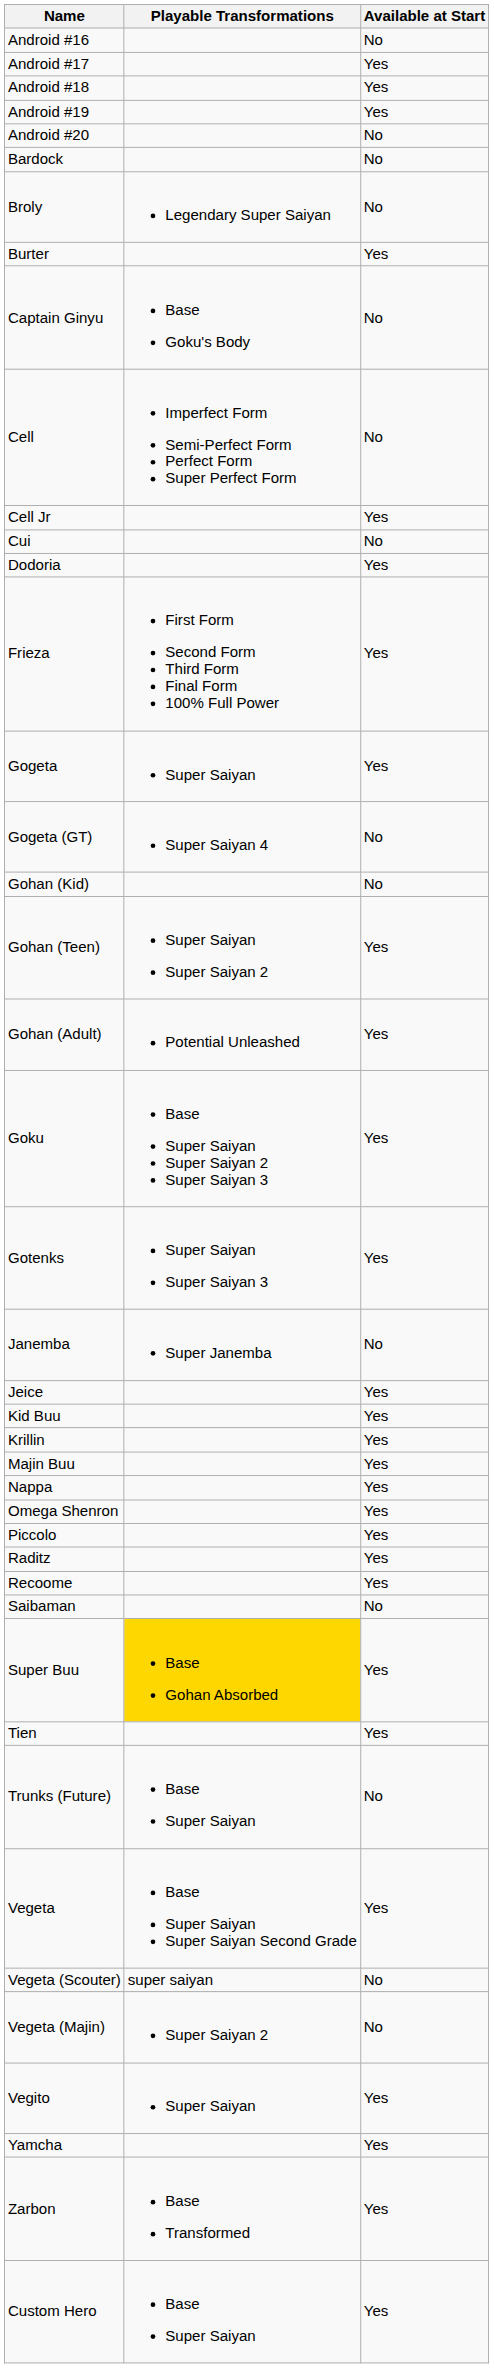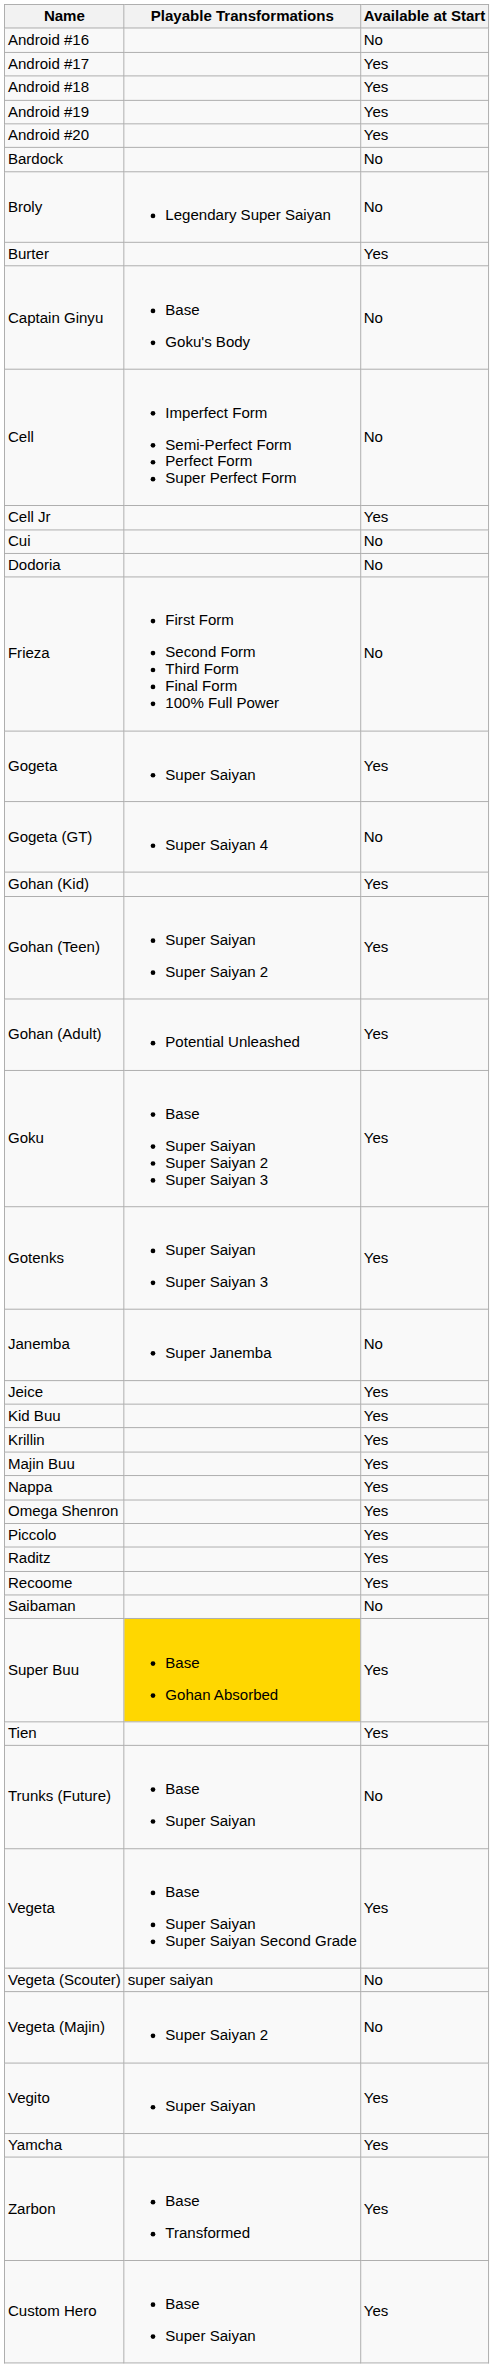(373, 135) No -> (376, 135) Yes
(376, 565) Yes -> (373, 565) No
(376, 653) Yes -> (373, 653) No
(373, 884) No -> (376, 884) Yes
